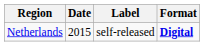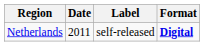(80, 31) 2015 -> (79, 31) 2011
